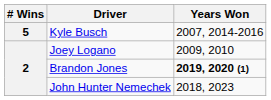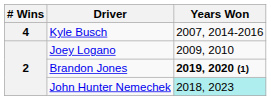(26, 32) 5 -> (26, 32) 4
(205, 87) no background -> (205, 87) paleturquoise background
